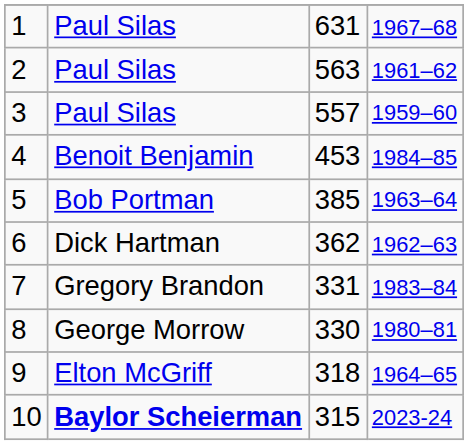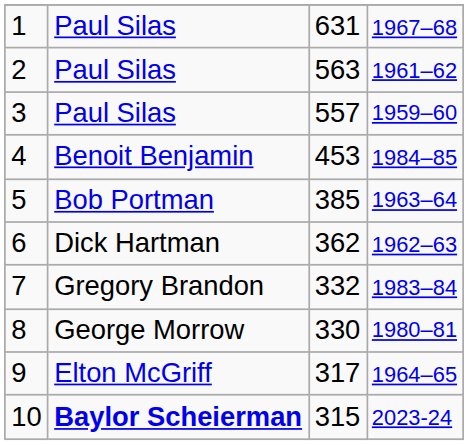(338, 286) 331 -> (338, 286) 332
(338, 373) 318 -> (338, 373) 317
